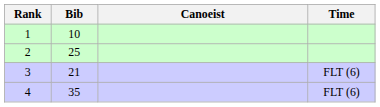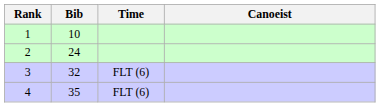columns swapped: (203, 14) <-> (342, 14)
(74, 53) 25 -> (74, 53) 24
(74, 73) 21 -> (74, 73) 32
